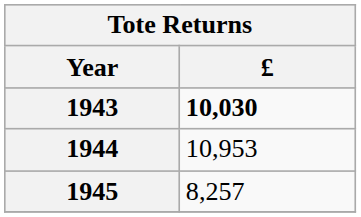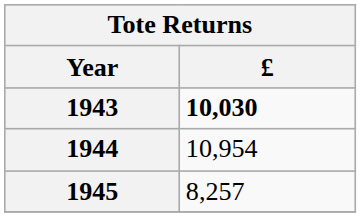(222, 149) 10,953 -> (222, 149) 10,954
